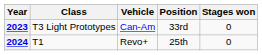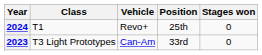rows swapped: (17, 27) <-> (17, 42)
